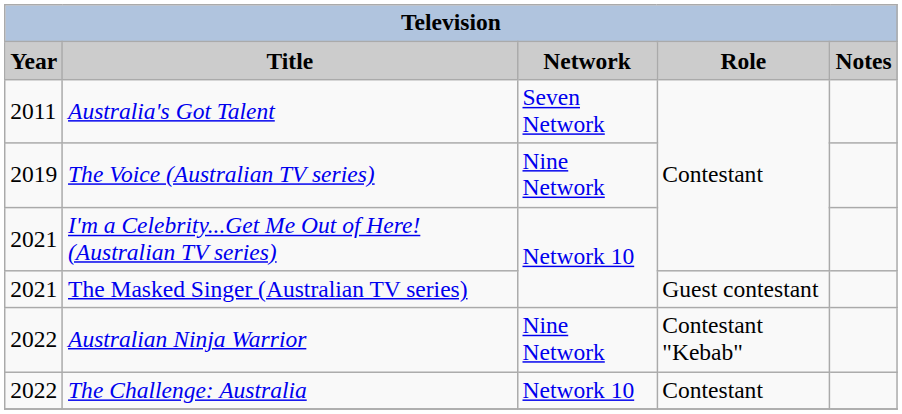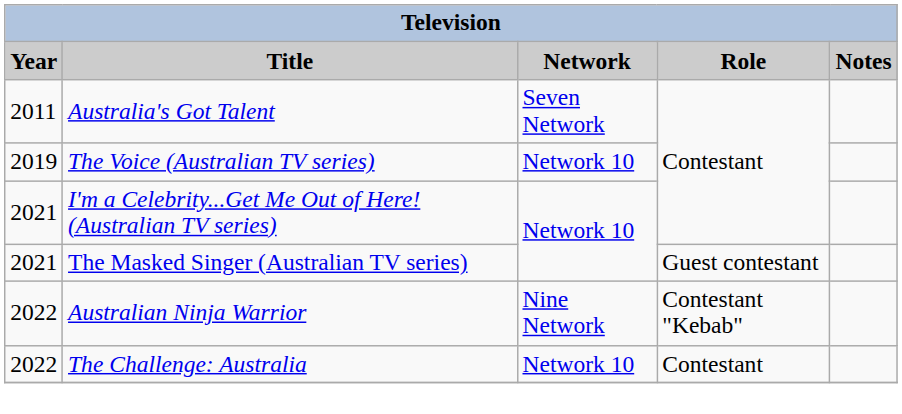(564, 174) Nine Network -> (578, 161) Network 10
